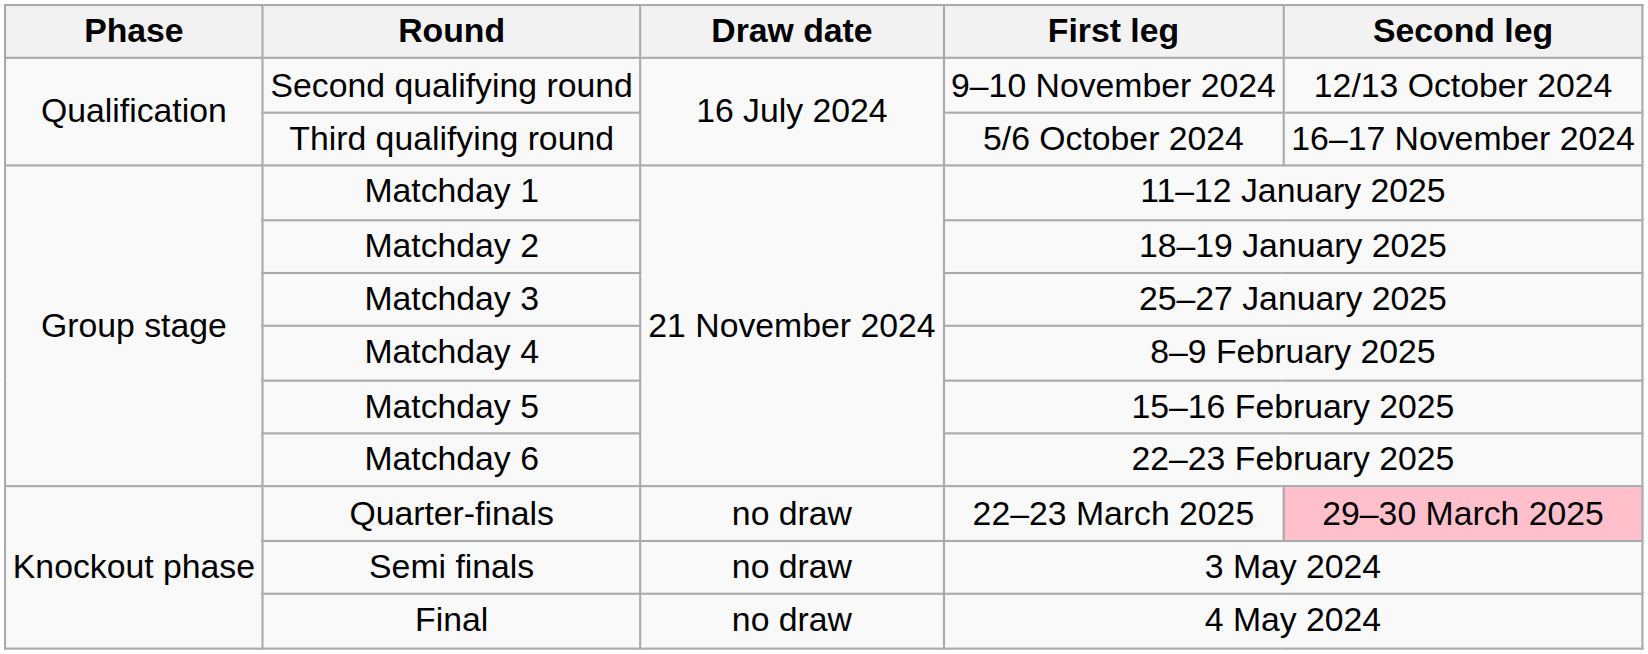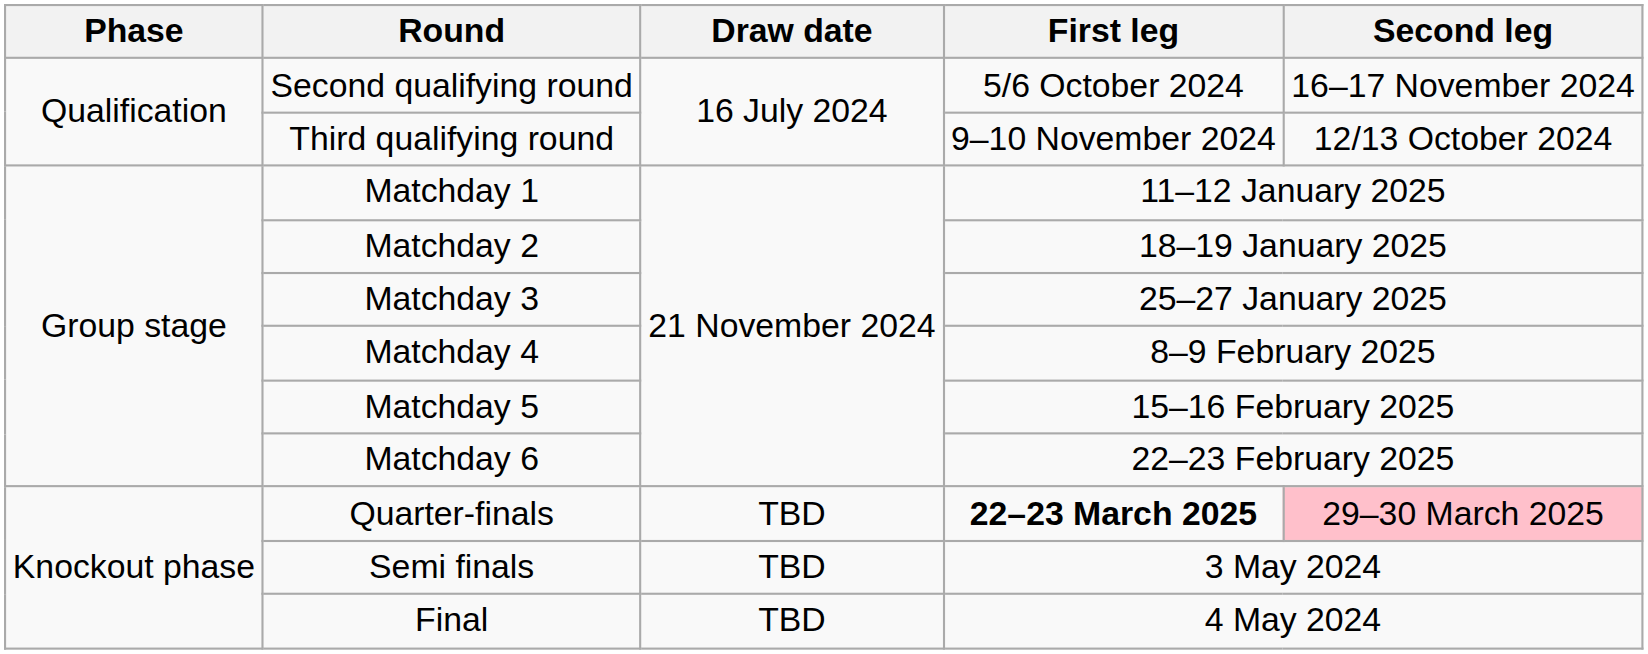(1113, 84) 9–10 November 2024 -> (1113, 84) 5/6 October 2024
(1463, 84) 12/13 October 2024 -> (1463, 84) 16–17 November 2024
(1113, 138) 5/6 October 2024 -> (1113, 138) 9–10 November 2024
(1463, 138) 16–17 November 2024 -> (1463, 138) 12/13 October 2024
(792, 513) no draw -> (792, 513) TBD
(1113, 513) normal -> (1113, 513) bold
(792, 566) no draw -> (792, 566) TBD
(792, 620) no draw -> (792, 620) TBD
